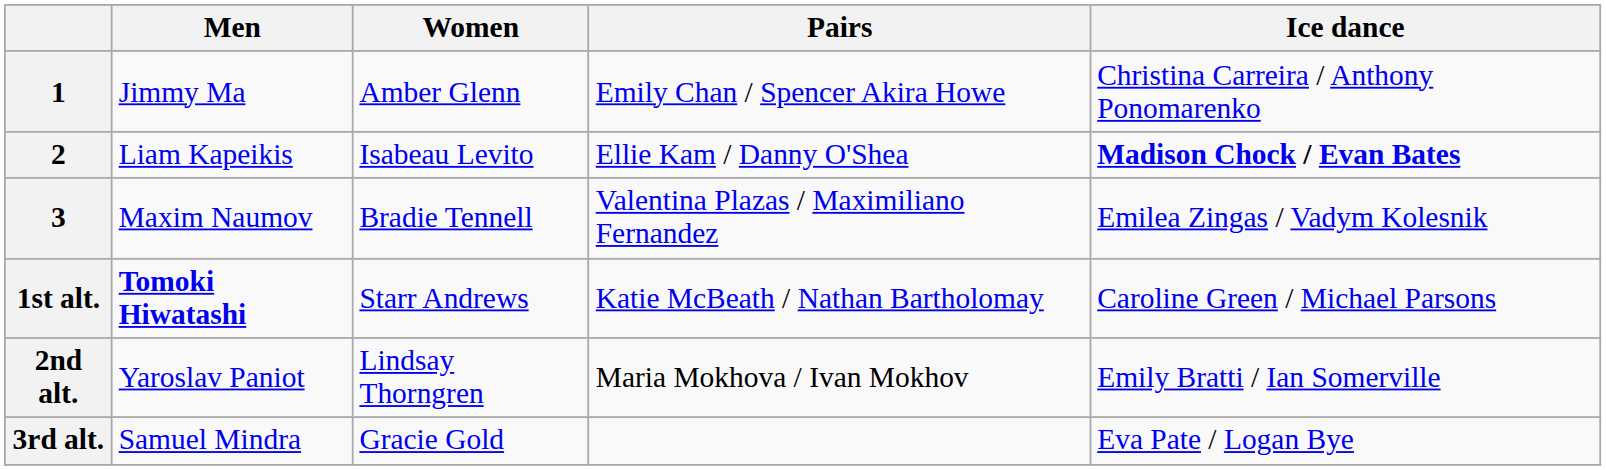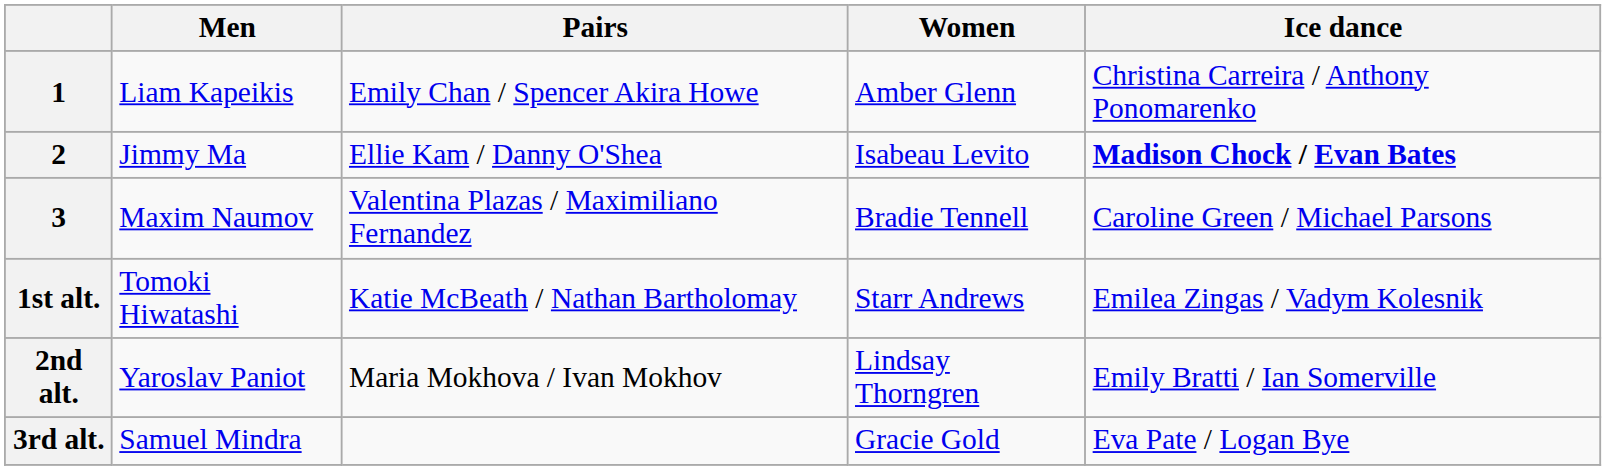columns swapped: (471, 27) <-> (840, 27)
(182, 91) Jimmy Ma -> (206, 91) Liam Kapeikis
(206, 154) Liam Kapeikis -> (183, 154) Jimmy Ma
(1292, 217) Emilea Zingas / Vadym Kolesnik -> (1292, 217) Caroline Green / Michael Parsons
(182, 297) bold -> (179, 297) normal
(1297, 297) Caroline Green / Michael Parsons -> (1288, 297) Emilea Zingas / Vadym Kolesnik
